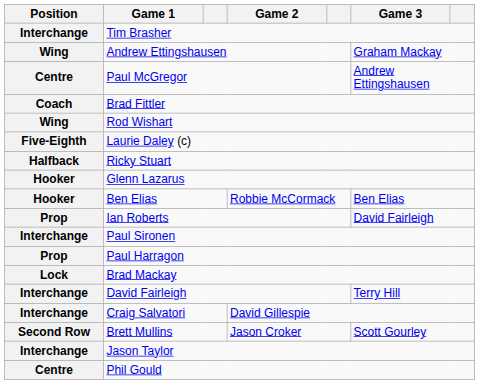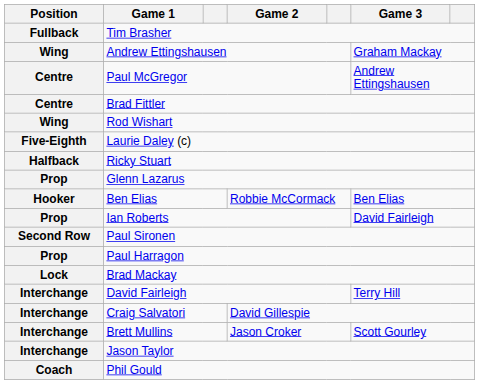(54, 33) Interchange -> (54, 33) Fullback
(54, 103) Coach -> (54, 103) Centre
(54, 179) Hooker -> (54, 179) Prop
(54, 236) Interchange -> (54, 236) Second Row
(54, 332) Second Row -> (54, 332) Interchange
(54, 370) Centre -> (54, 370) Coach
